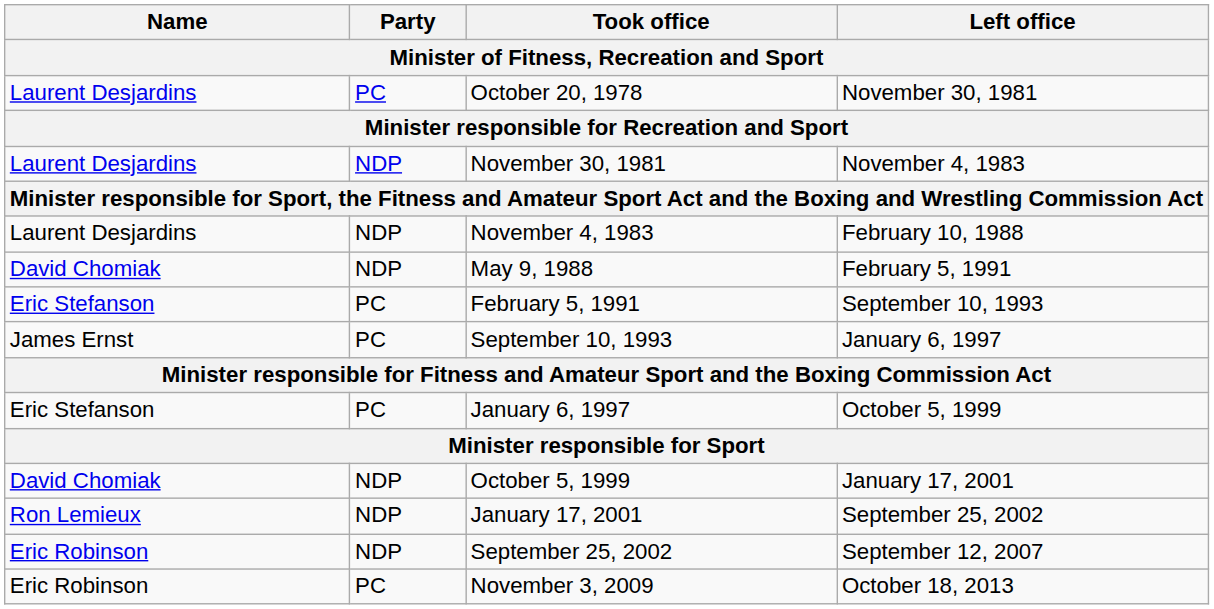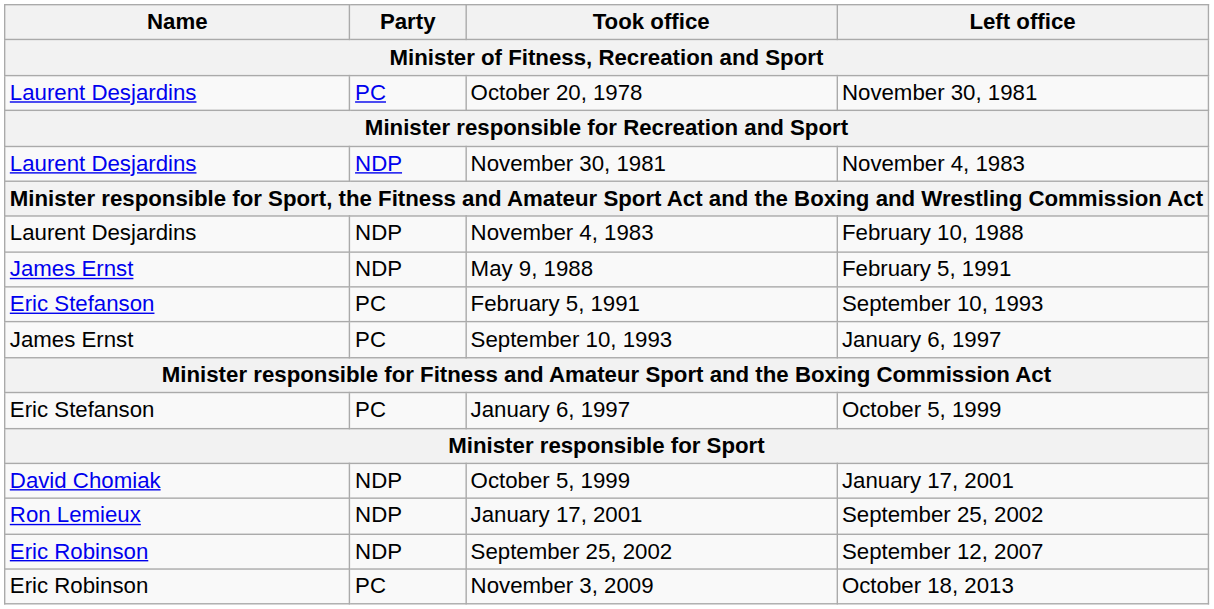(85, 269) David Chomiak -> (72, 269) James Ernst
